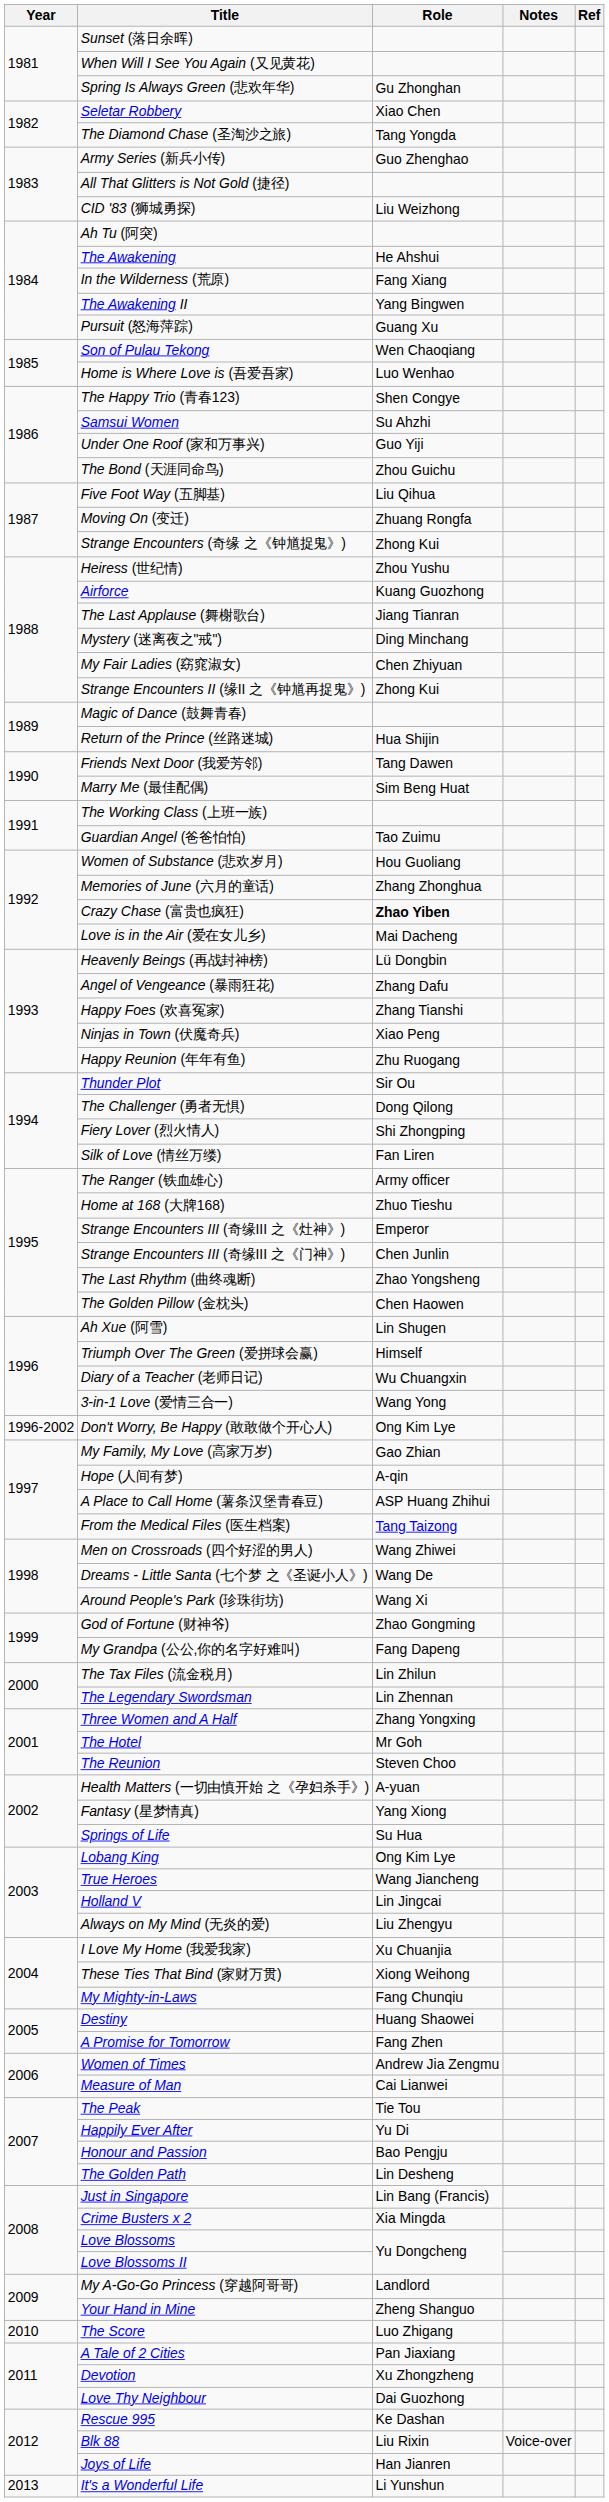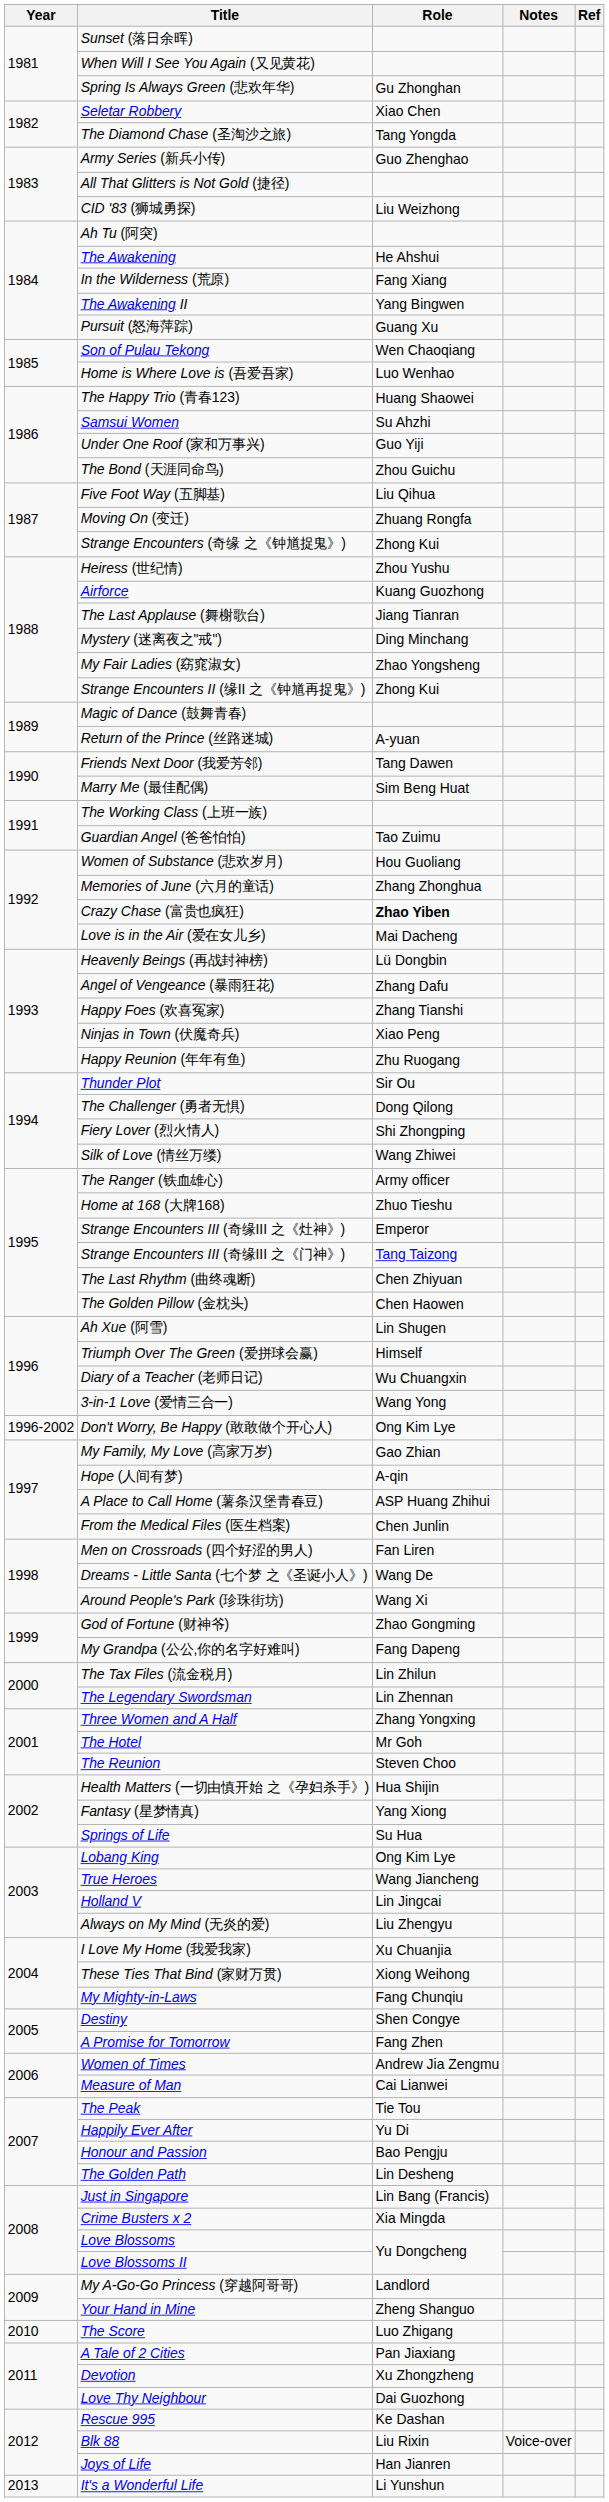(418, 398) Shen Congye -> (425, 398) Huang Shaowei
(419, 665) Chen Zhiyuan -> (428, 665) Zhao Yongsheng
(407, 739) Hua Shijin -> (398, 739) A-yuan
(405, 1156) Fan Liren -> (416, 1156) Wang Zhiwei
(412, 1254) Chen Junlin -> (416, 1254) Tang Taizong
(428, 1279) Zhao Yongsheng -> (419, 1279) Chen Zhiyuan
(416, 1526) Tang Taizong -> (412, 1526) Chen Junlin
(416, 1551) Wang Zhiwei -> (405, 1551) Fan Liren
(398, 1787) A-yuan -> (407, 1787) Hua Shijin
(425, 2020) Huang Shaowei -> (418, 2020) Shen Congye
